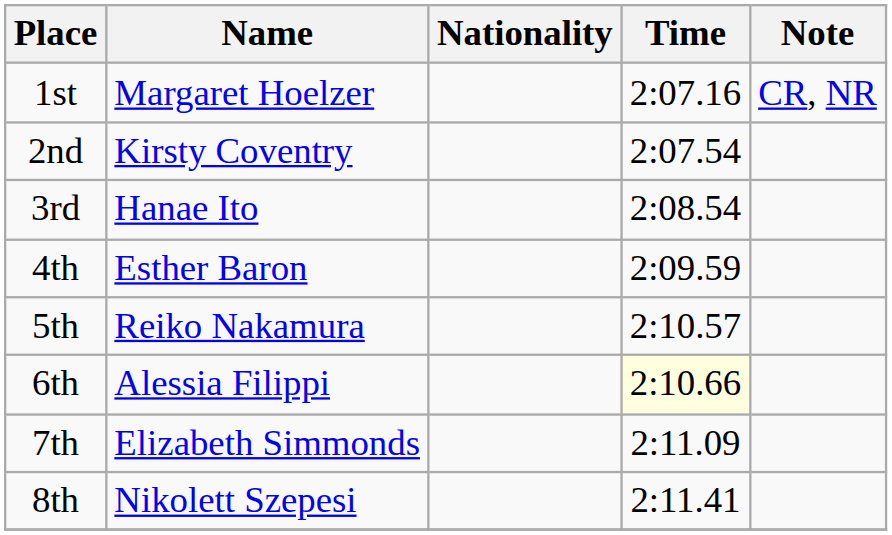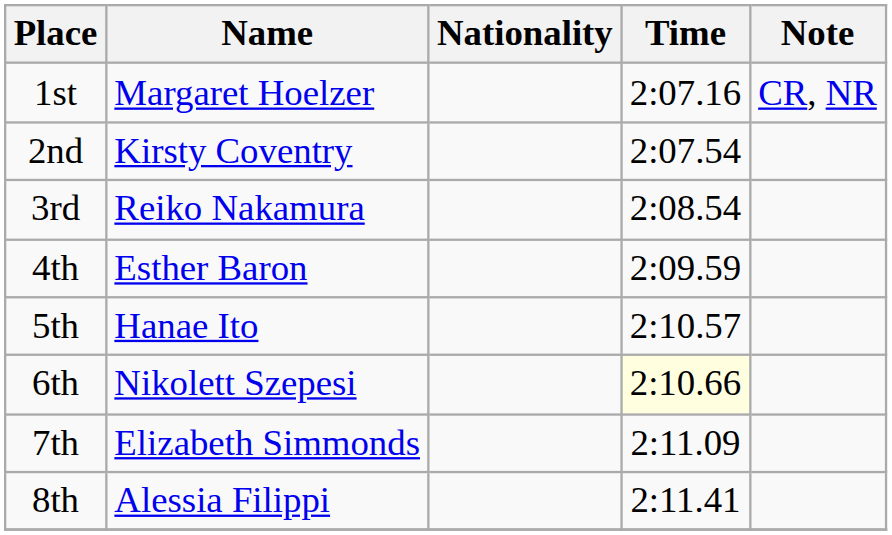(186, 208) Hanae Ito -> (240, 208) Reiko Nakamura
(240, 325) Reiko Nakamura -> (186, 325) Hanae Ito
(222, 383) Alessia Filippi -> (235, 383) Nikolett Szepesi
(235, 500) Nikolett Szepesi -> (222, 500) Alessia Filippi
